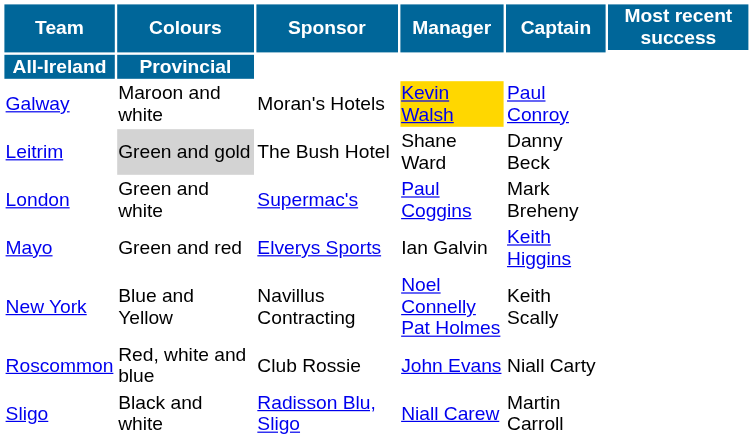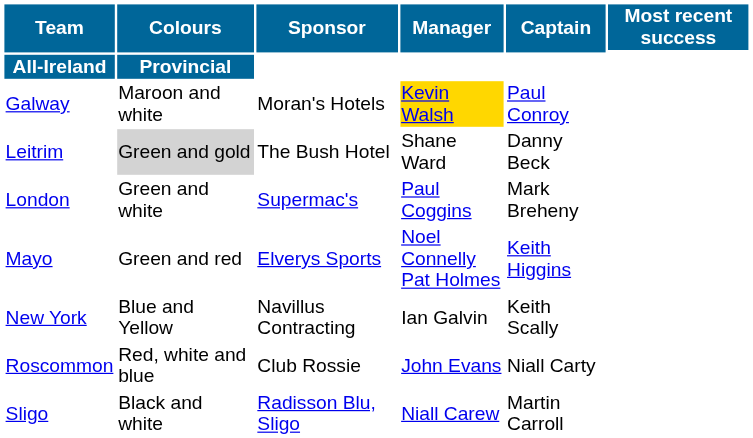(444, 247) Ian Galvin -> (451, 258) Noel Connelly Pat Holmes
(451, 306) Noel Connelly Pat Holmes -> (444, 317) Ian Galvin
